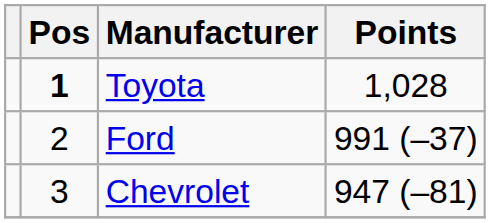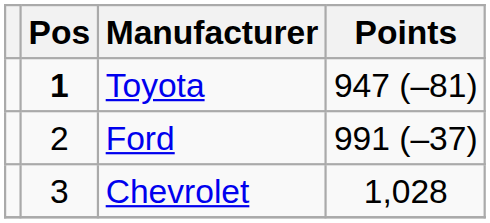(406, 85) 1,028 -> (406, 85) 947 (–81)
(406, 191) 947 (–81) -> (406, 191) 1,028
